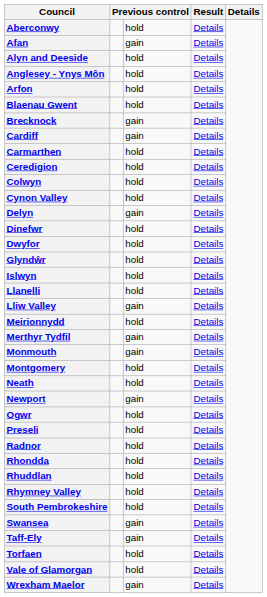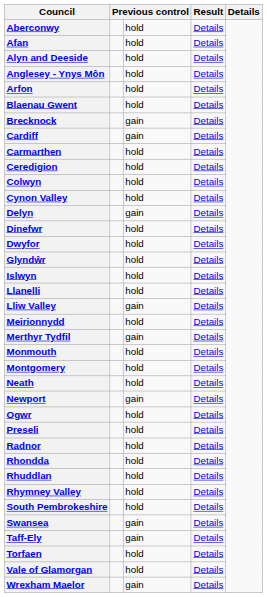(135, 43) gain -> (135, 43) hold
(135, 352) gain -> (135, 352) hold
